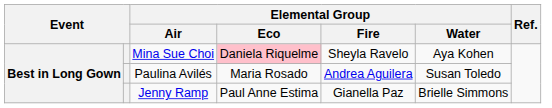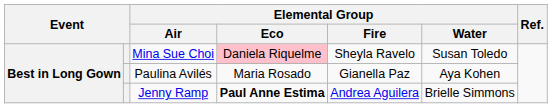(463, 54) Aya Kohen -> (470, 54) Susan Toledo
(368, 74) Andrea Aguilera -> (375, 74) Gianella Paz
(463, 74) Susan Toledo -> (470, 74) Aya Kohen
(269, 93) normal -> (272, 93) bold
(368, 93) Gianella Paz -> (375, 93) Andrea Aguilera
